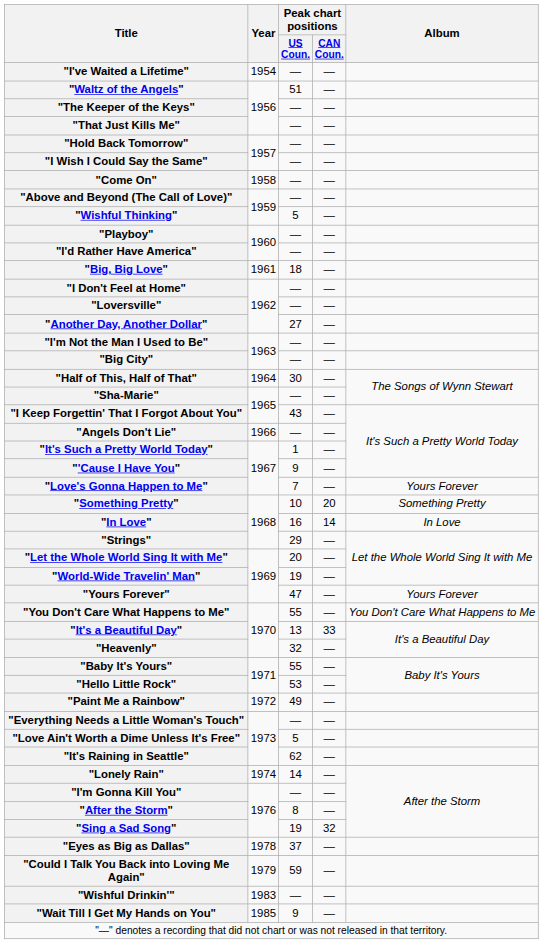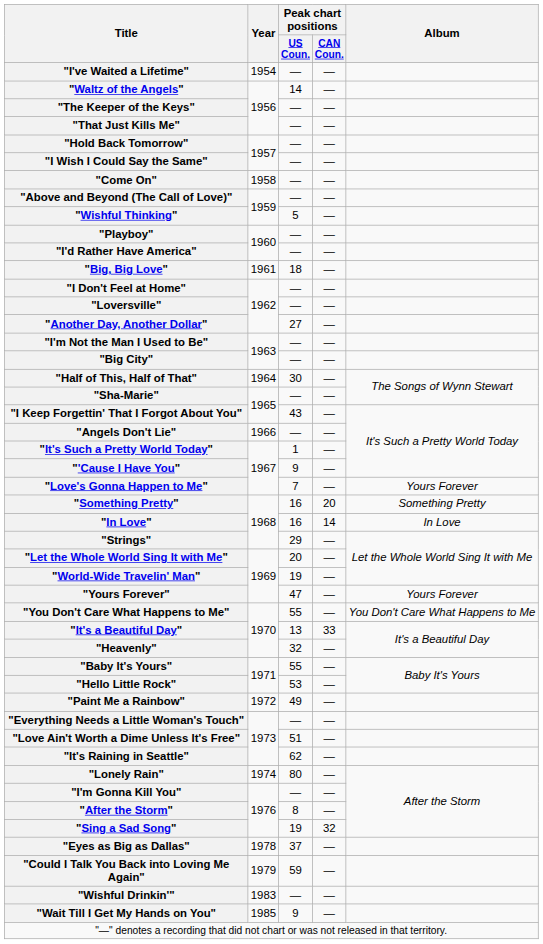(296, 89) 51 -> (296, 89) 14
(296, 504) 10 -> (296, 504) 16
(296, 738) 5 -> (296, 738) 51
(296, 774) 14 -> (296, 774) 80
